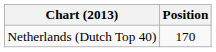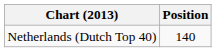(185, 36) 170 -> (185, 36) 140
